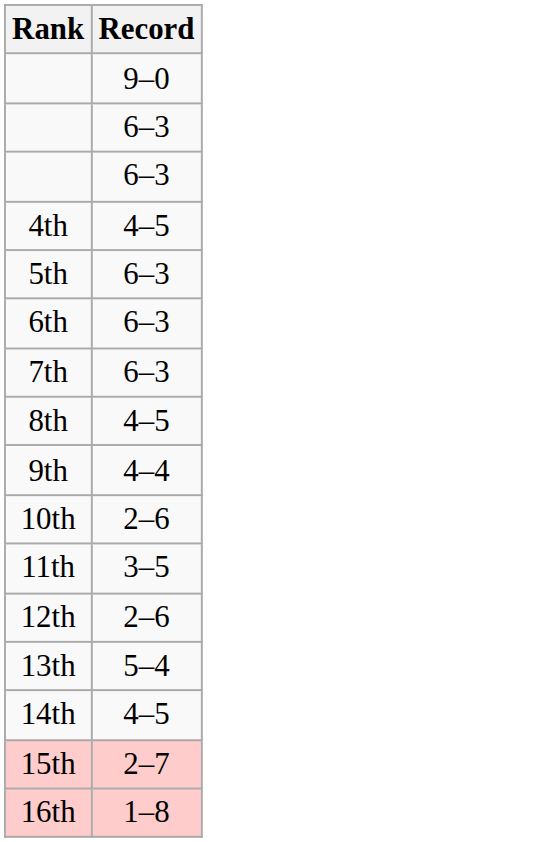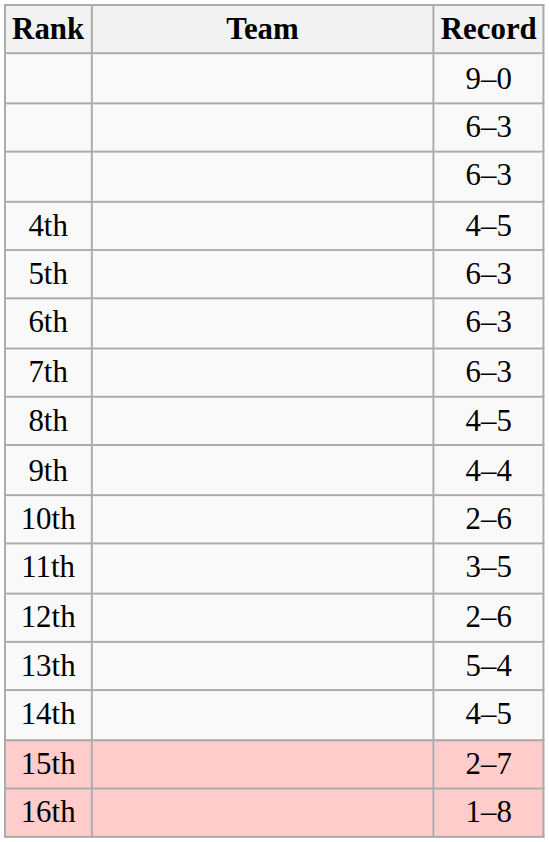+ column: (262, 28)
